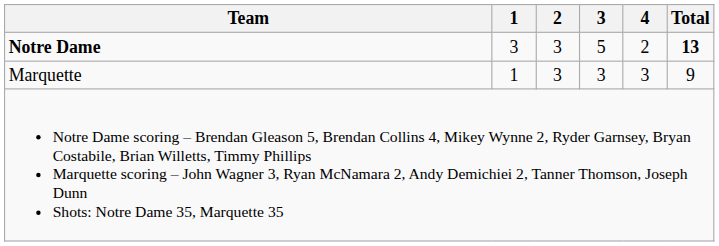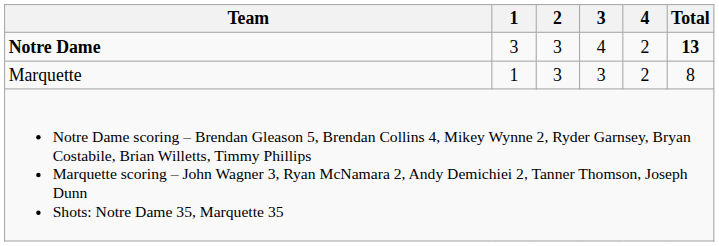(601, 46) 5 -> (601, 46) 4
(645, 74) 3 -> (645, 74) 2
(690, 74) 9 -> (690, 74) 8
